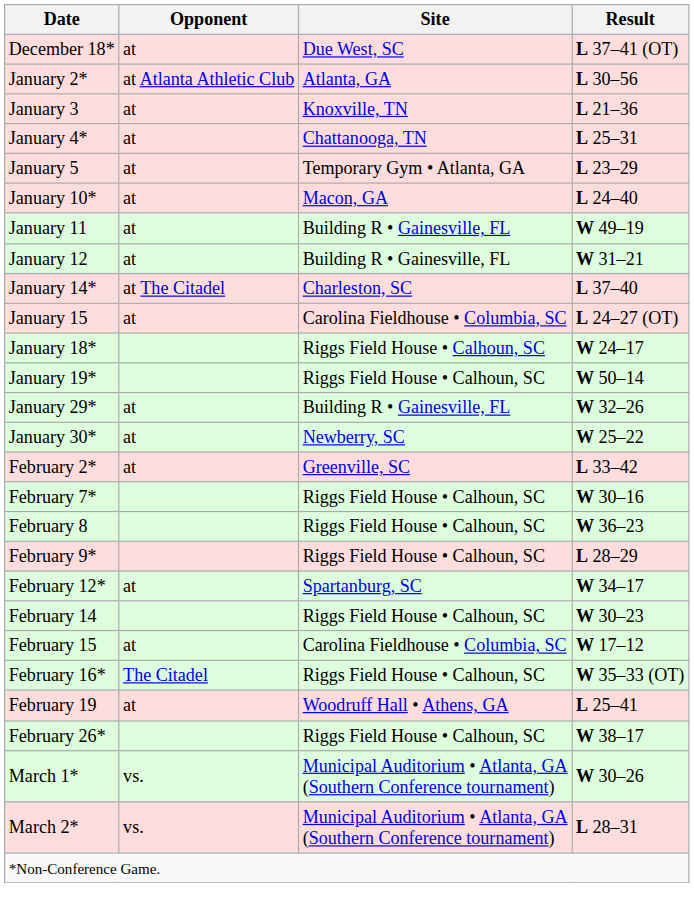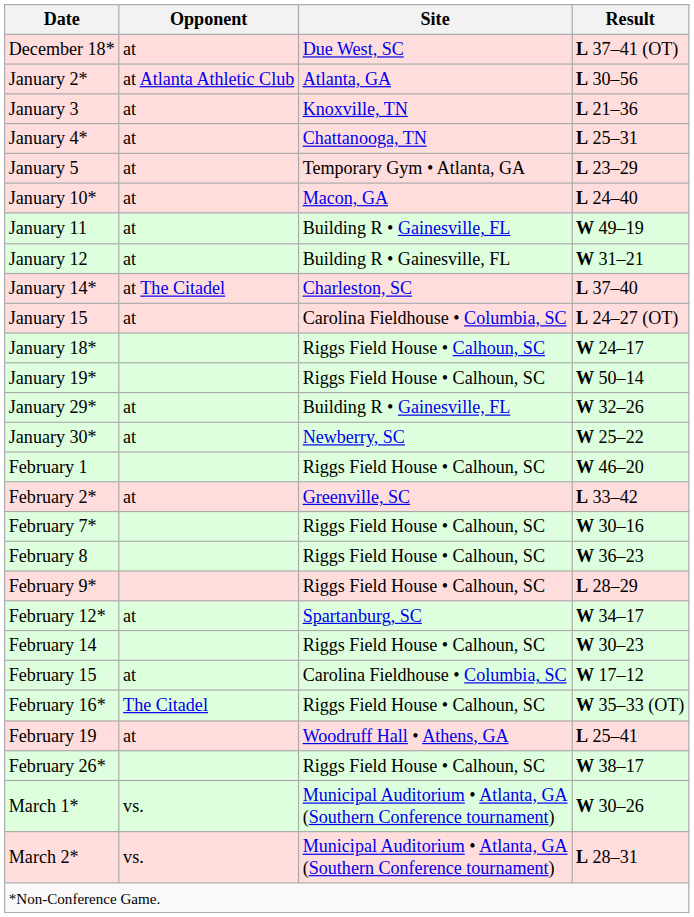+ row: (48, 466)
